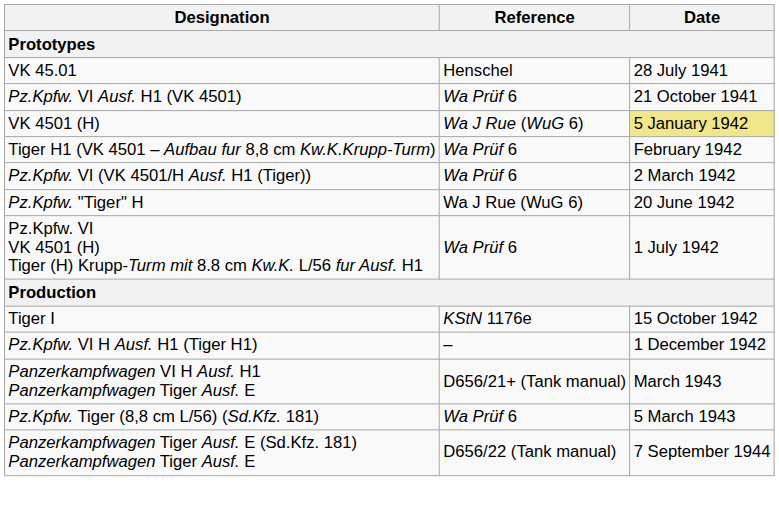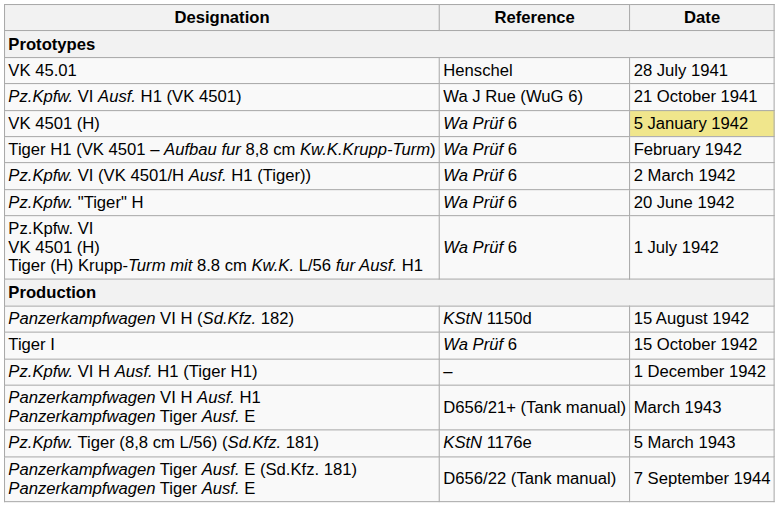(480, 96) Wa Prüf 6 -> (513, 96) Wa J Rue (WuG 6)
(513, 123) Wa J Rue (WuG 6) -> (480, 123) Wa Prüf 6
(513, 202) Wa J Rue (WuG 6) -> (480, 202) Wa Prüf 6
+ row: (151, 319)
(488, 319) KStN 1176e -> (480, 345) Wa Prüf 6
(480, 416) Wa Prüf 6 -> (488, 443) KStN 1176e
